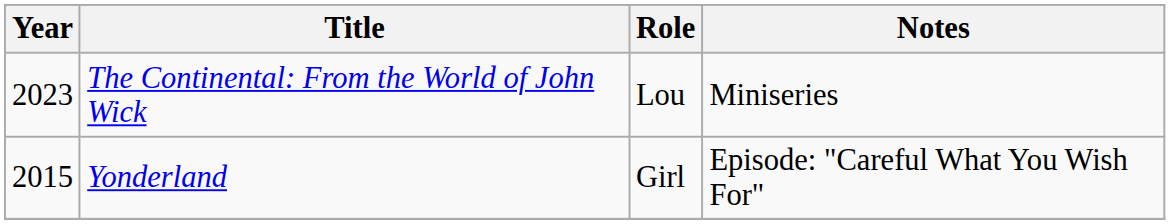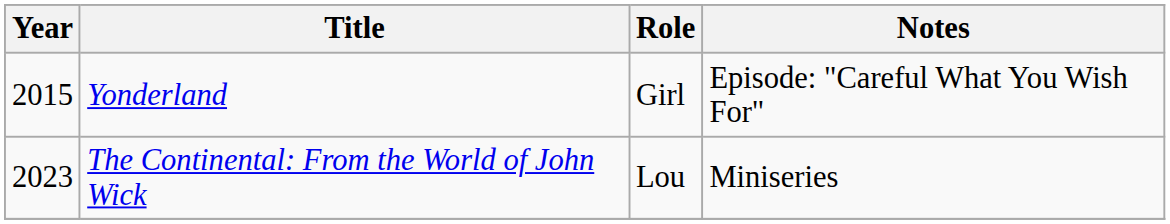rows swapped: (157, 177) <-> (341, 94)
